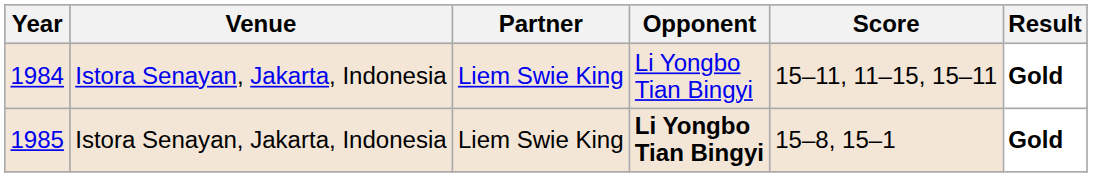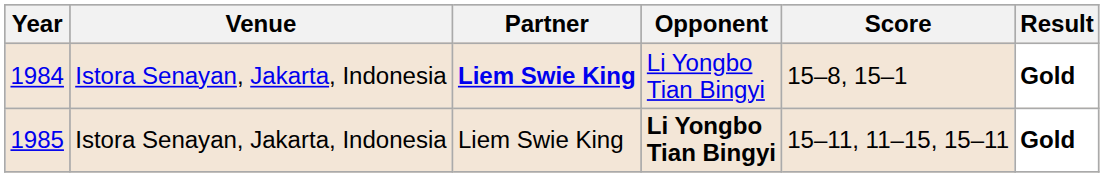(541, 76) normal -> (547, 76) bold
(886, 76) 15–11, 11–15, 15–11 -> (847, 76) 15–8, 15–1
(835, 140) 15–8, 15–1 -> (898, 140) 15–11, 11–15, 15–11
